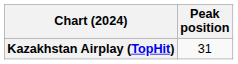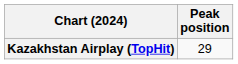(205, 48) 31 -> (205, 48) 29
